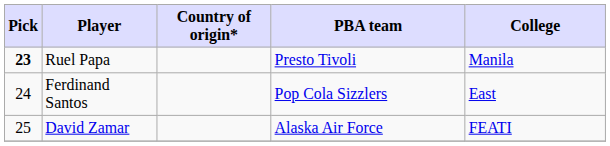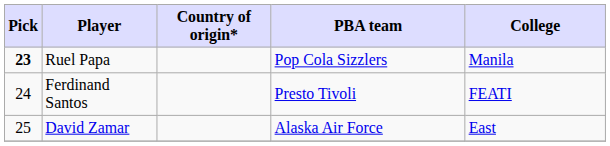(315, 60) Presto Tivoli -> (331, 60) Pop Cola Sizzlers
(331, 94) Pop Cola Sizzlers -> (315, 94) Presto Tivoli
(482, 94) East -> (490, 94) FEATI
(490, 128) FEATI -> (482, 128) East
